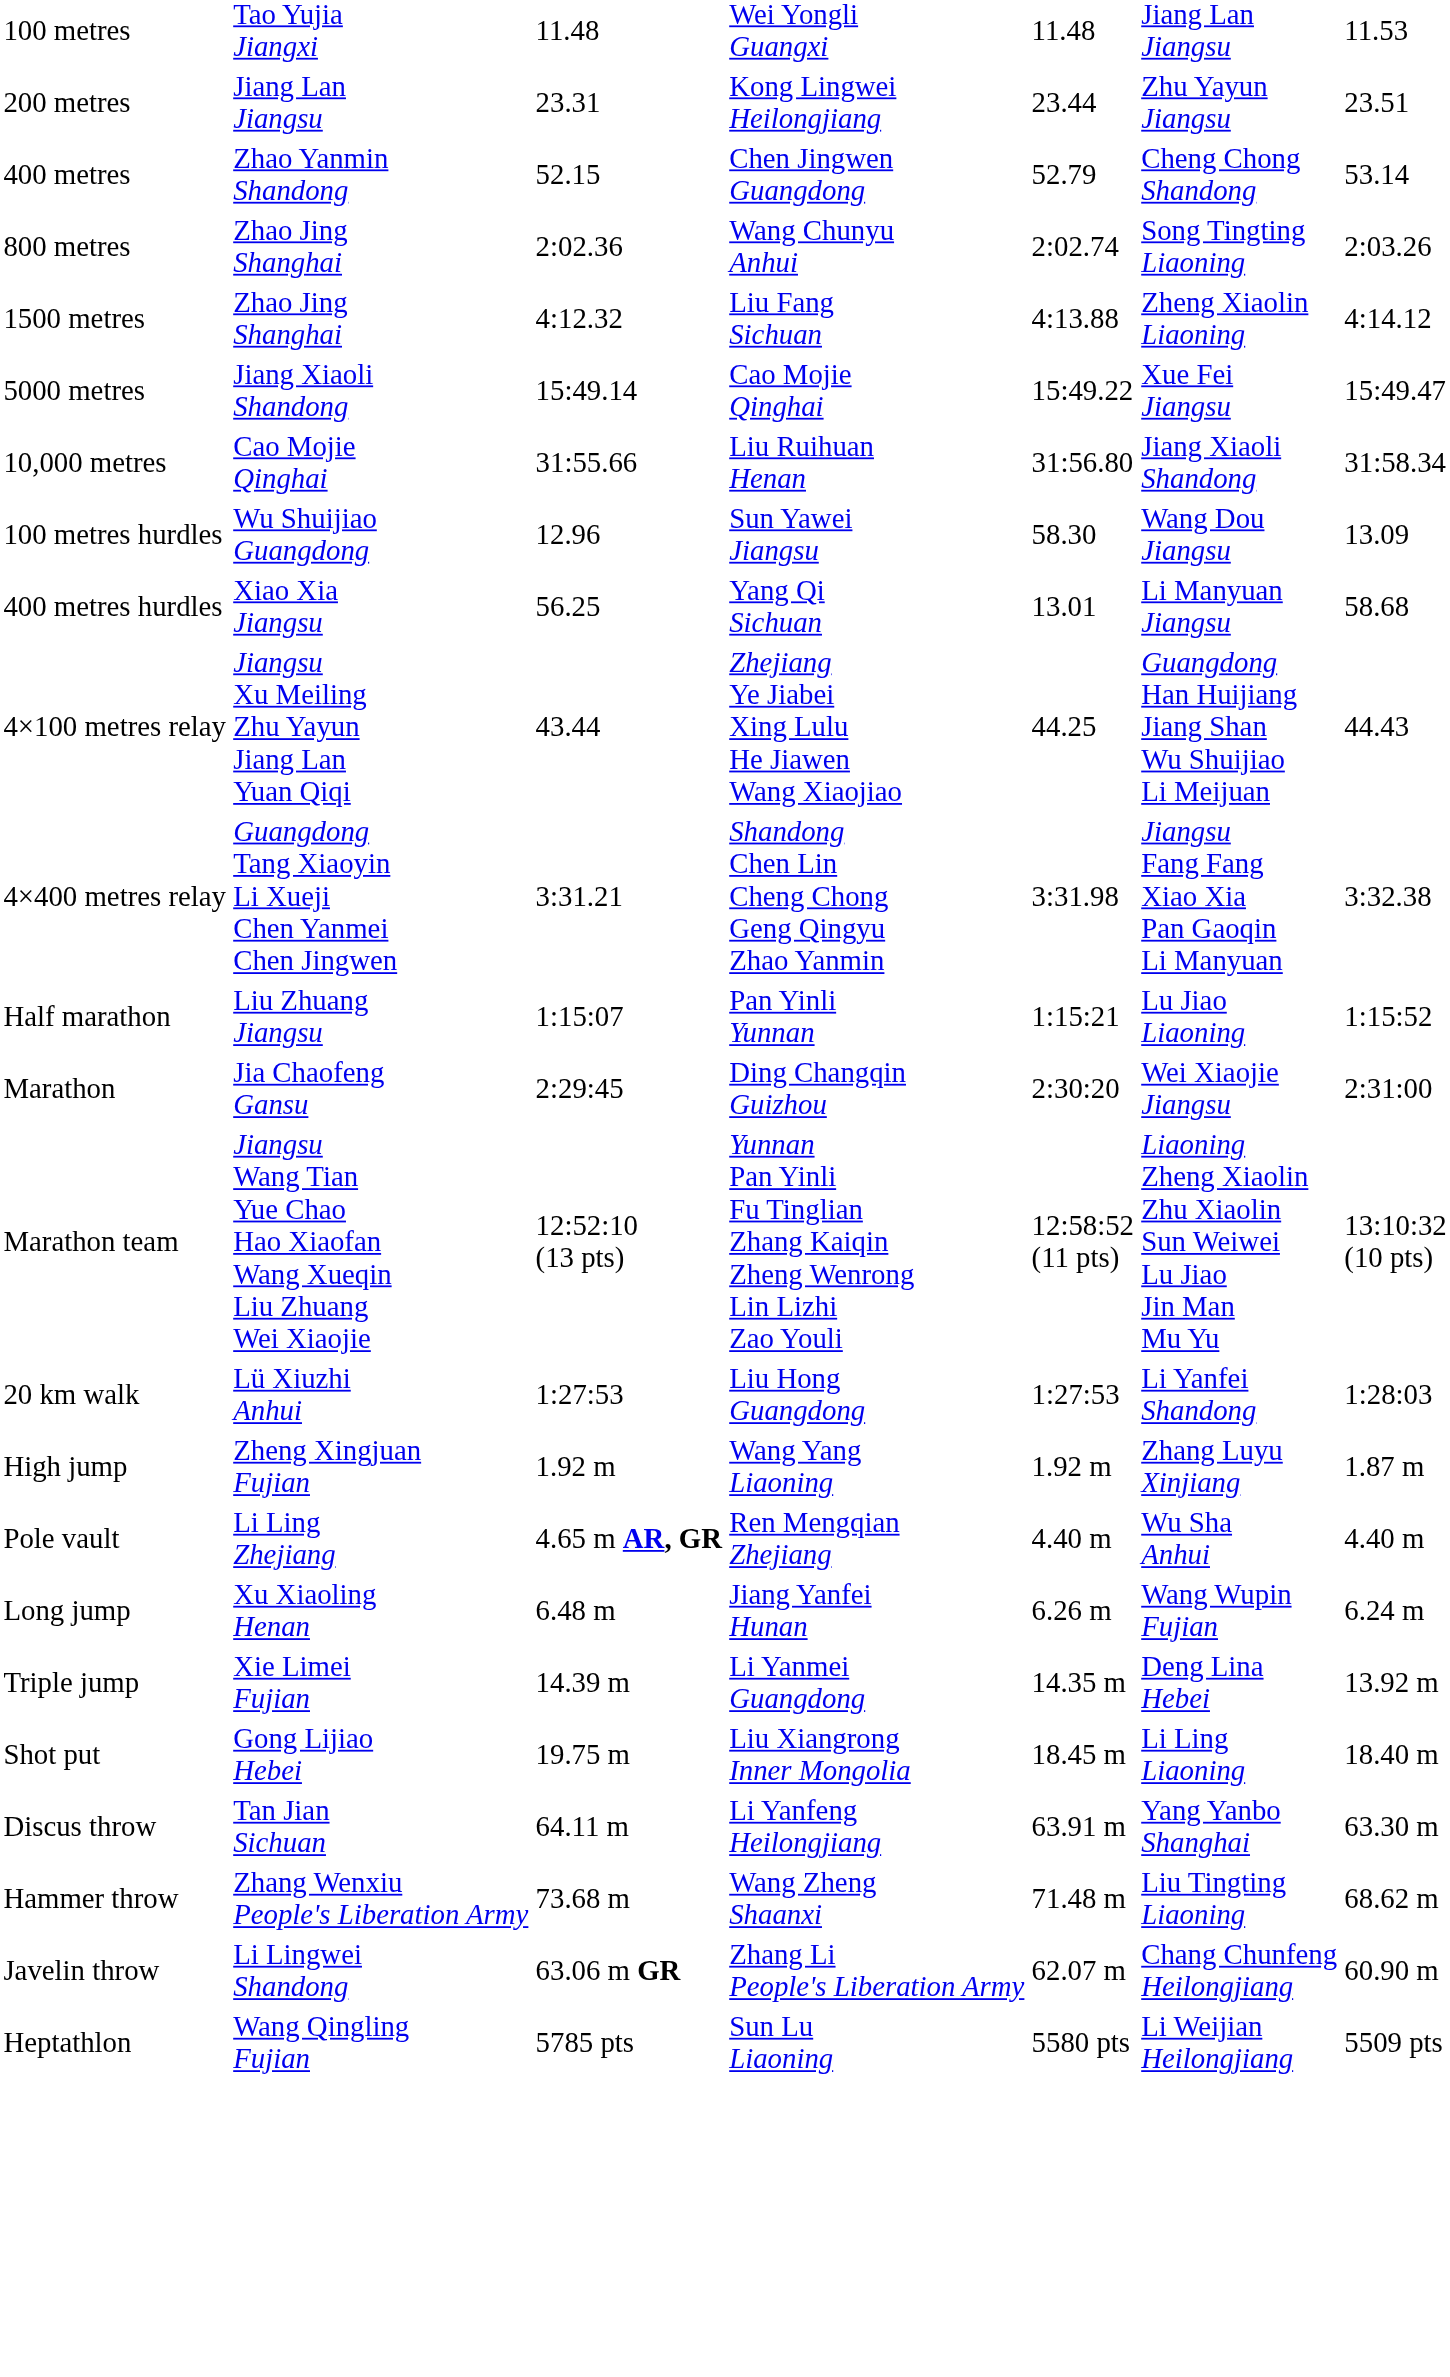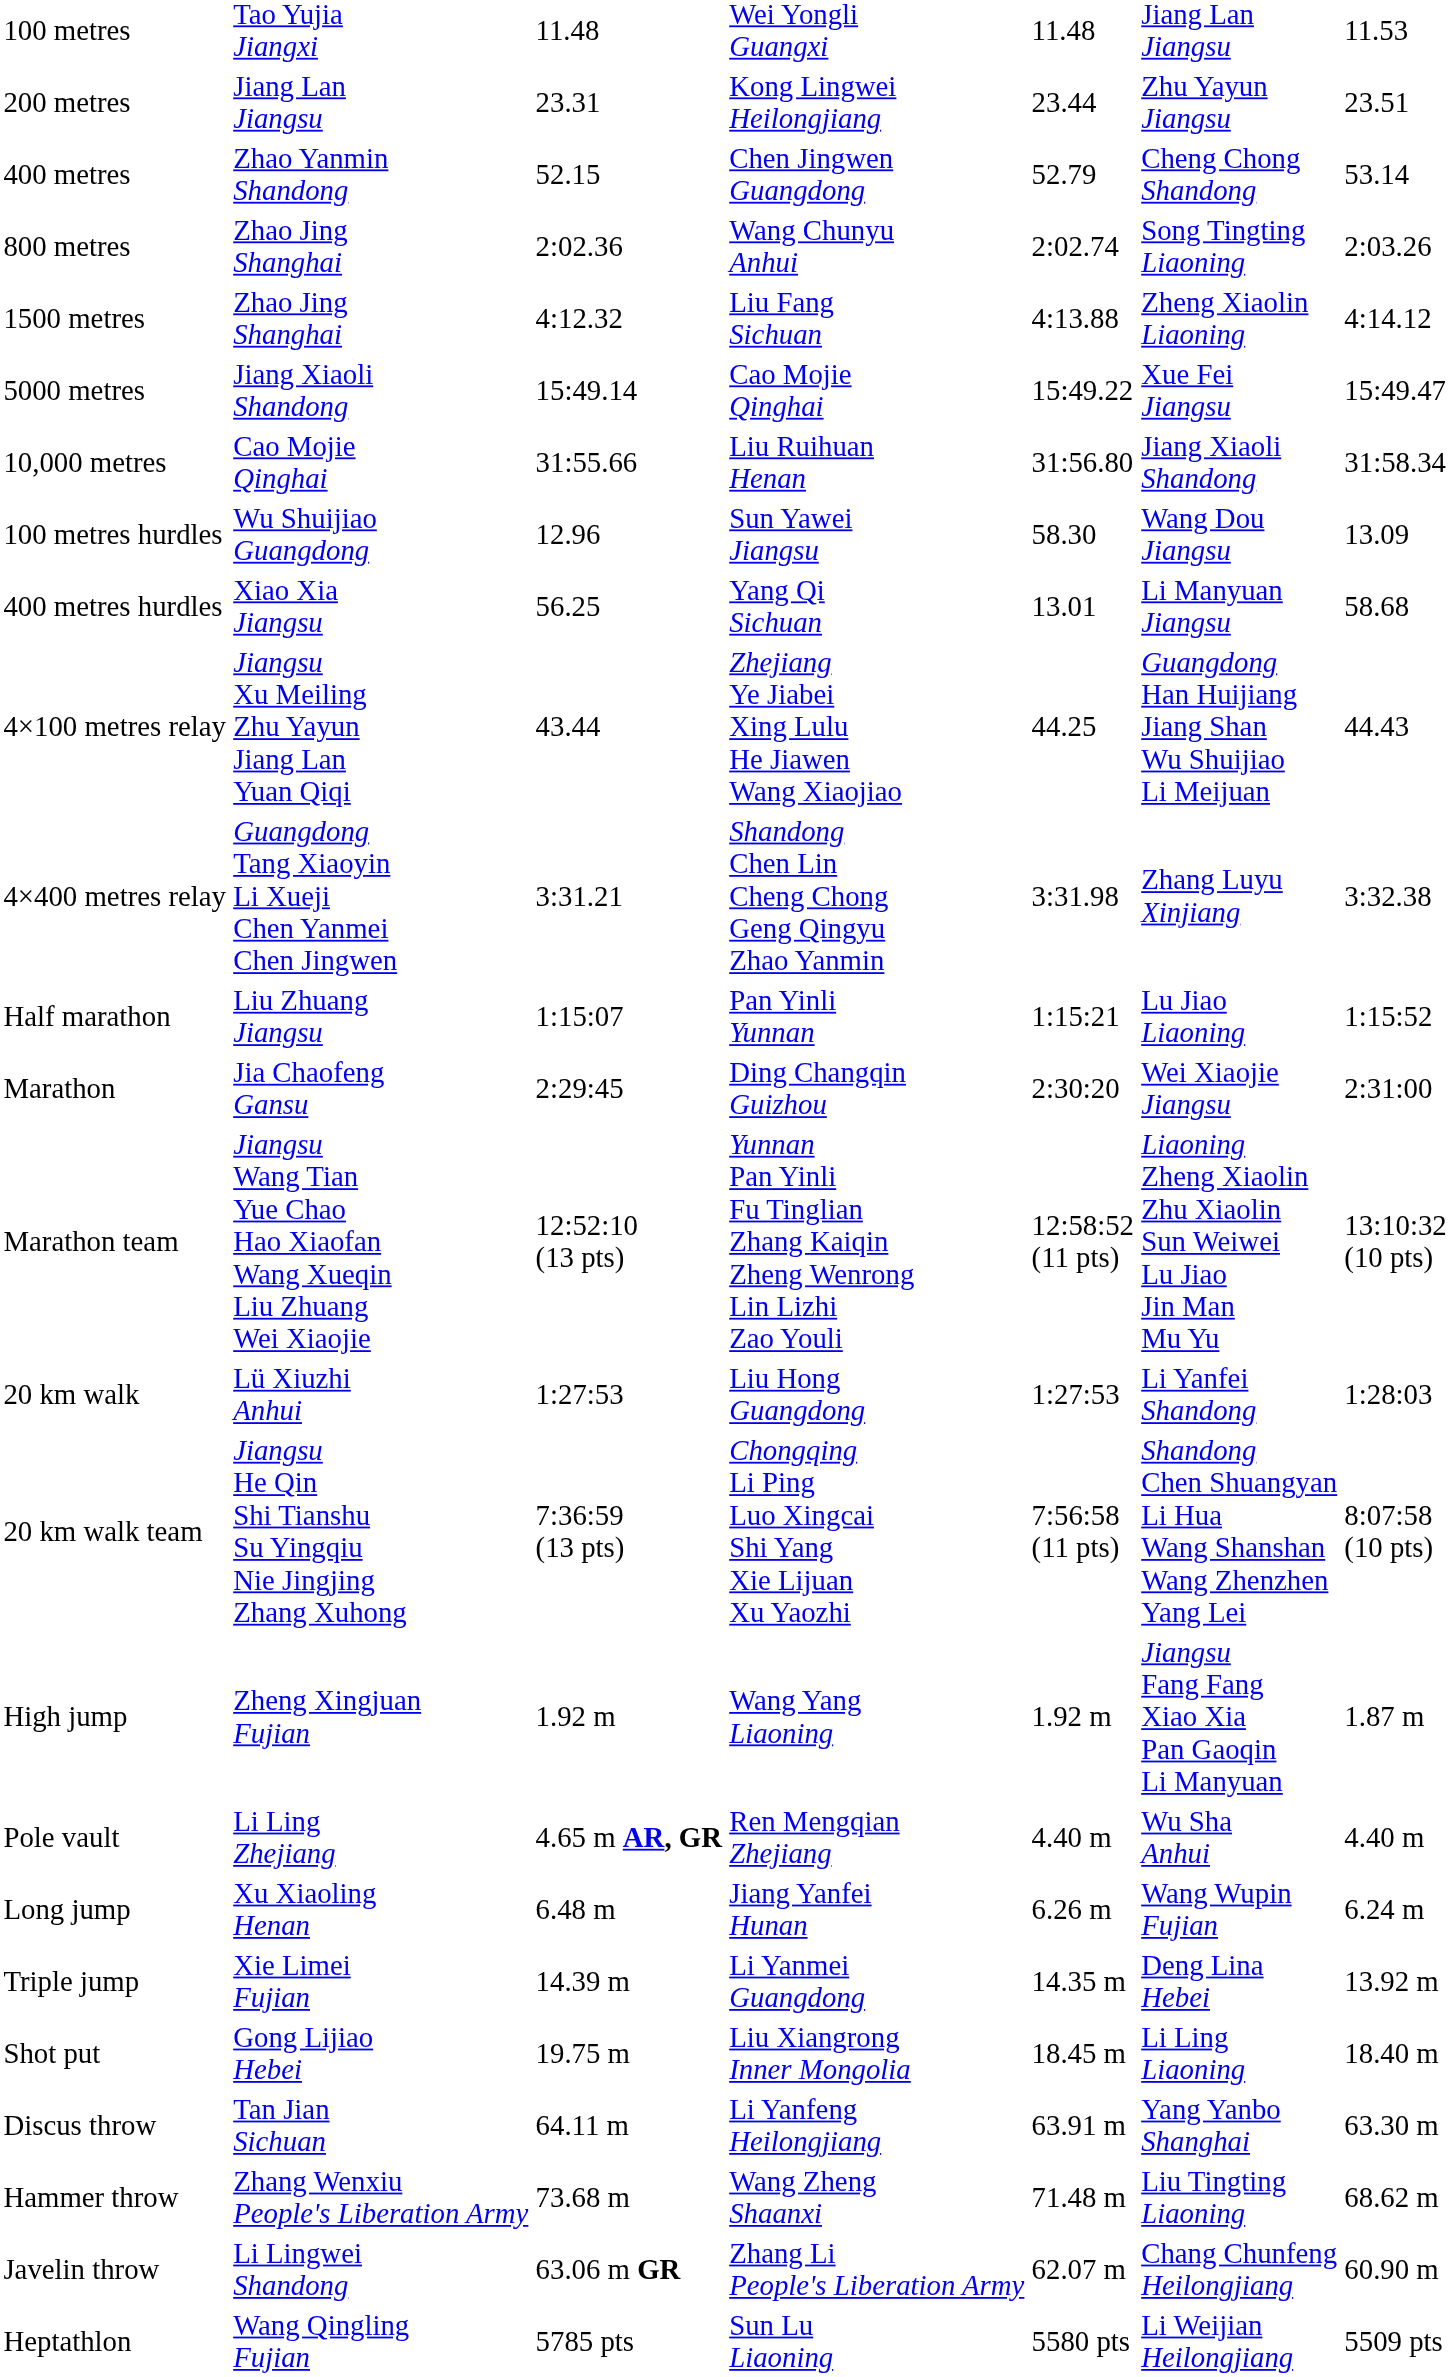(1212, 896) Jiangsu Fang Fang Xiao Xia Pan Gaoqin Li Manyuan -> (1212, 896) Zhang Luyu Xinjiang
+ row: (103, 1531)
(1212, 1466) Zhang Luyu Xinjiang -> (1212, 1716) Jiangsu Fang Fang Xiao Xia Pan Gaoqin Li Manyuan
